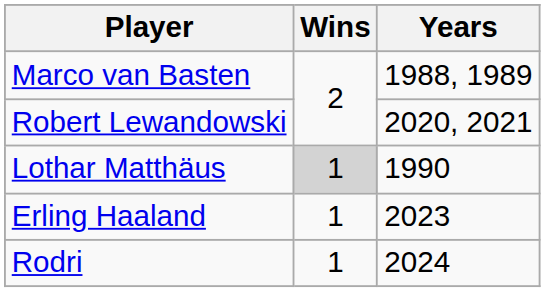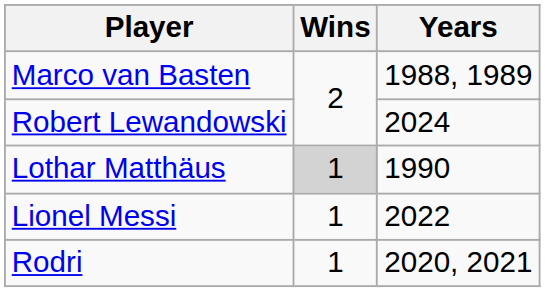(458, 121) 2020, 2021 -> (417, 121) 2024
+ row: (94, 215)
- row: (109, 215)
(417, 262) 2024 -> (458, 262) 2020, 2021
